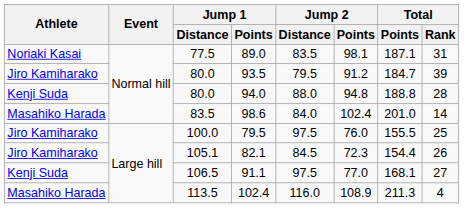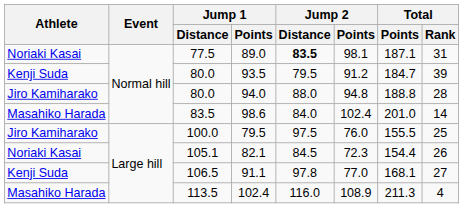(305, 54) normal -> (305, 54) bold
(53, 74) Jiro Kamiharako -> (38, 74) Kenji Suda
(38, 94) Kenji Suda -> (53, 94) Jiro Kamiharako
(53, 153) Jiro Kamiharako -> (44, 153) Noriaki Kasai
(305, 173) 97.5 -> (305, 173) 97.8
